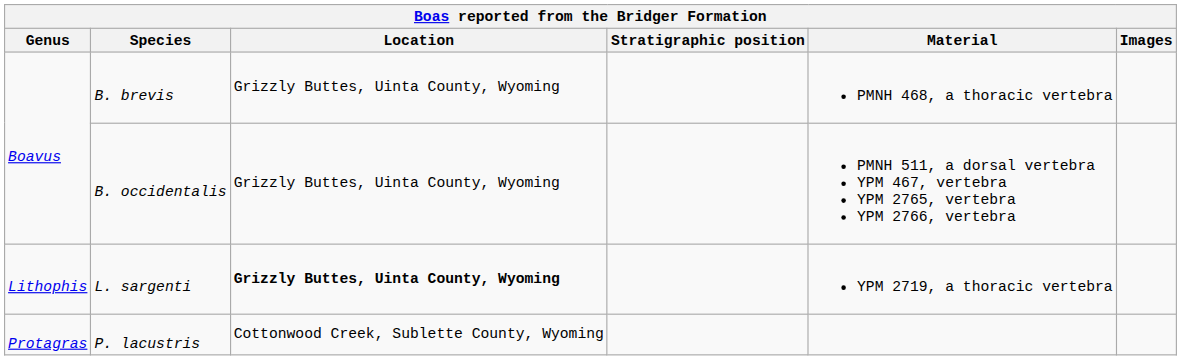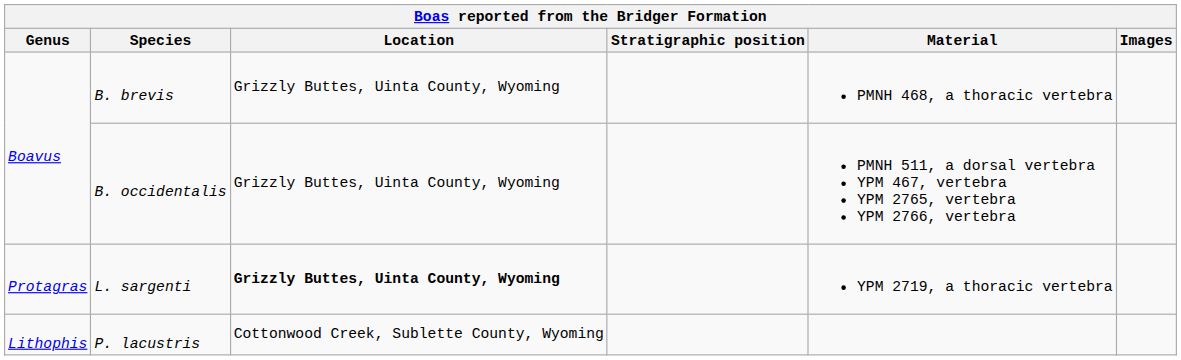(48, 287) Lithophis -> (48, 287) Protagras
(48, 343) Protagras -> (48, 343) Lithophis
